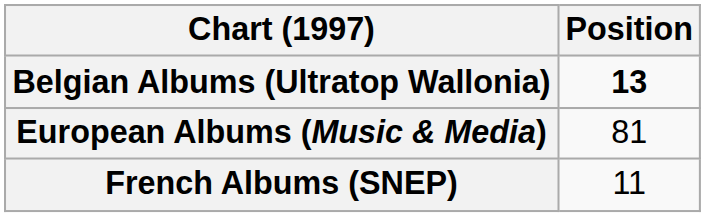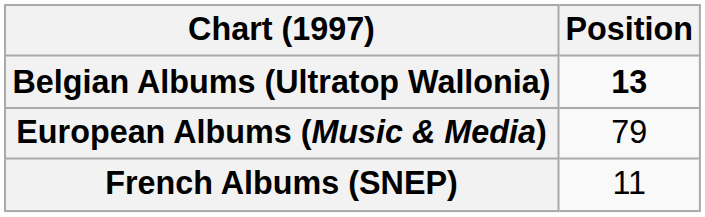(629, 132) 81 -> (629, 132) 79
